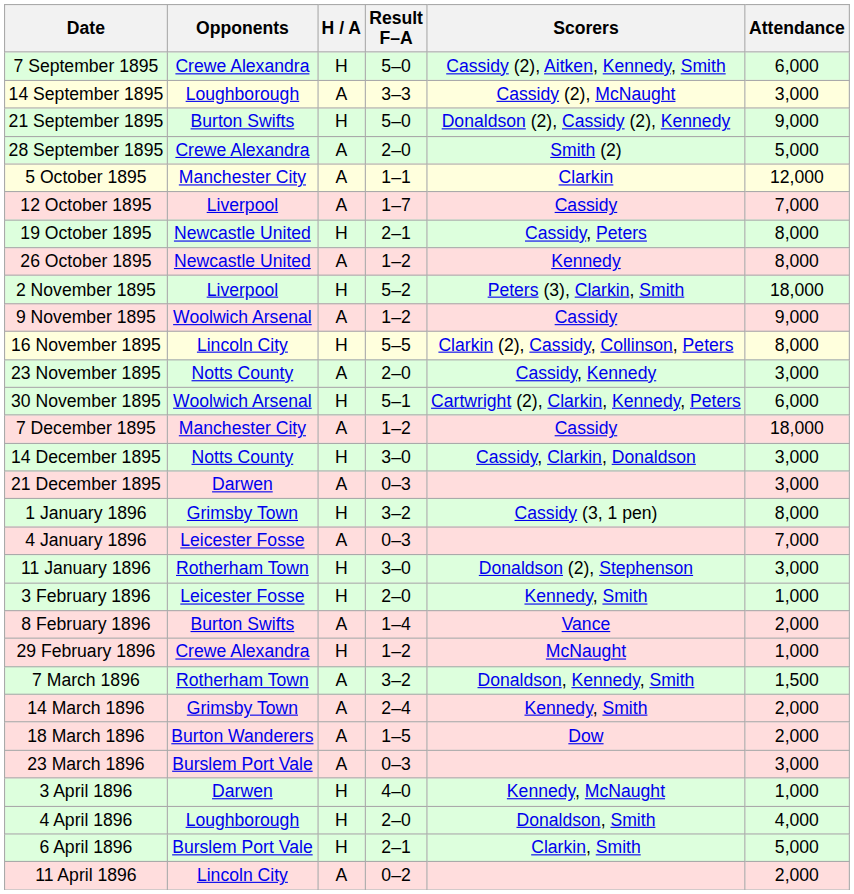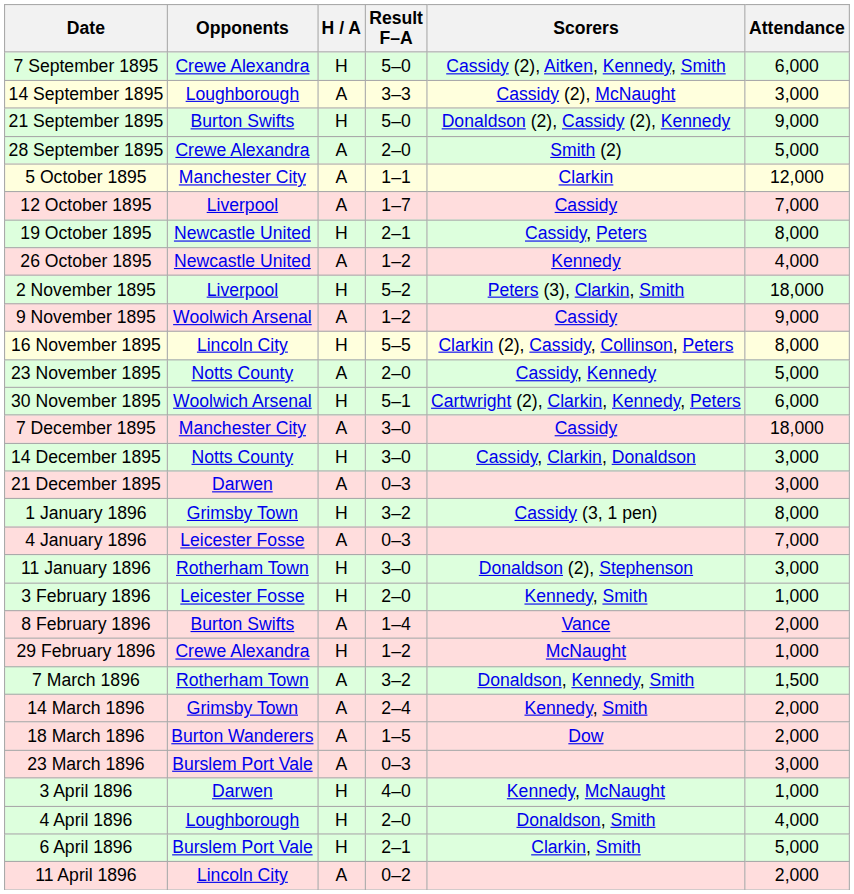(797, 261) 8,000 -> (797, 261) 4,000
(797, 373) 3,000 -> (797, 373) 5,000
(396, 429) 1–2 -> (396, 429) 3–0
